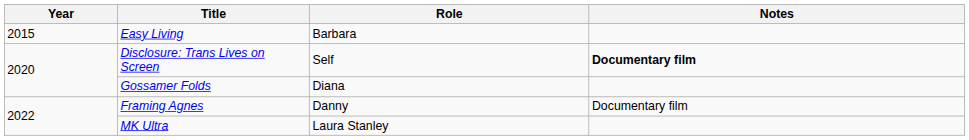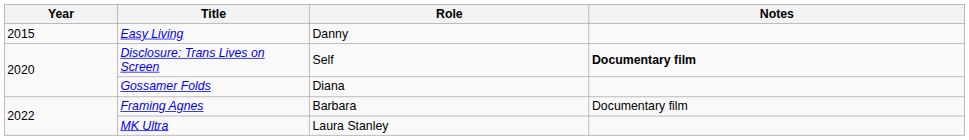(334, 33) Barbara -> (330, 33) Danny
(330, 106) Danny -> (334, 106) Barbara
